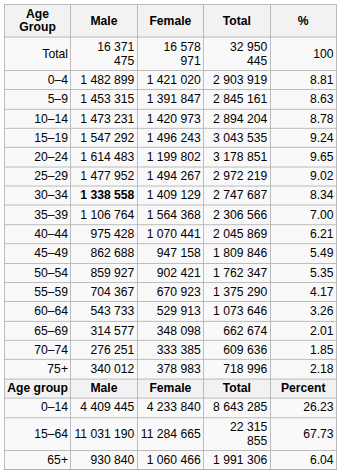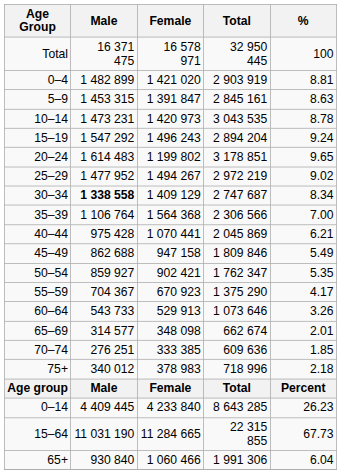(240, 118) 2 894 204 -> (240, 118) 3 043 535
(240, 137) 3 043 535 -> (240, 137) 2 894 204
